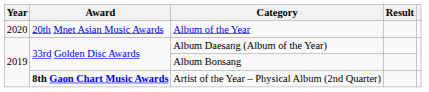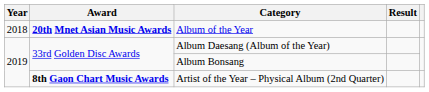(17, 29) 2020 -> (17, 29) 2018
(98, 29) normal -> (102, 29) bold
